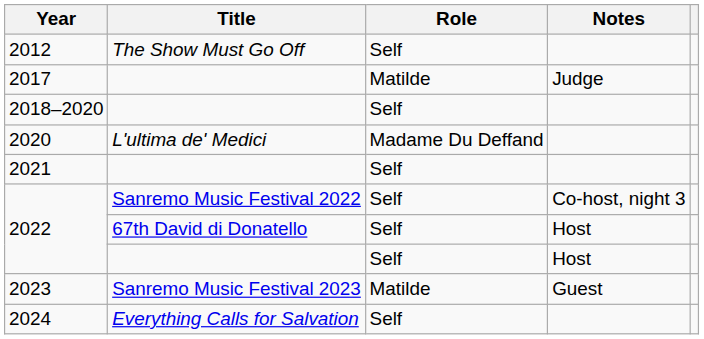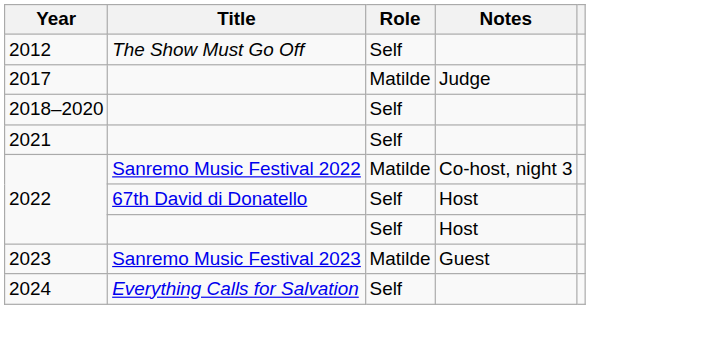- row: (30, 139)
(386, 199) Self -> (400, 169) Matilde
